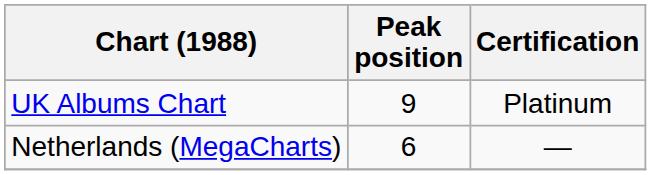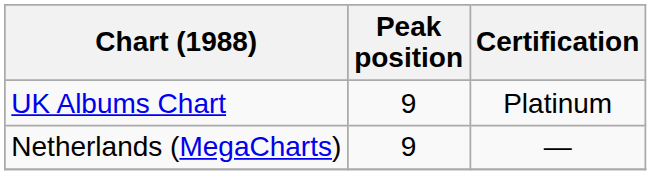(409, 147) 6 -> (409, 147) 9
